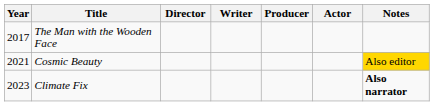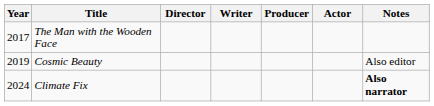(18, 61) 2021 -> (18, 61) 2019
(390, 61) gold background -> (390, 61) no background
(18, 85) 2023 -> (18, 85) 2024
